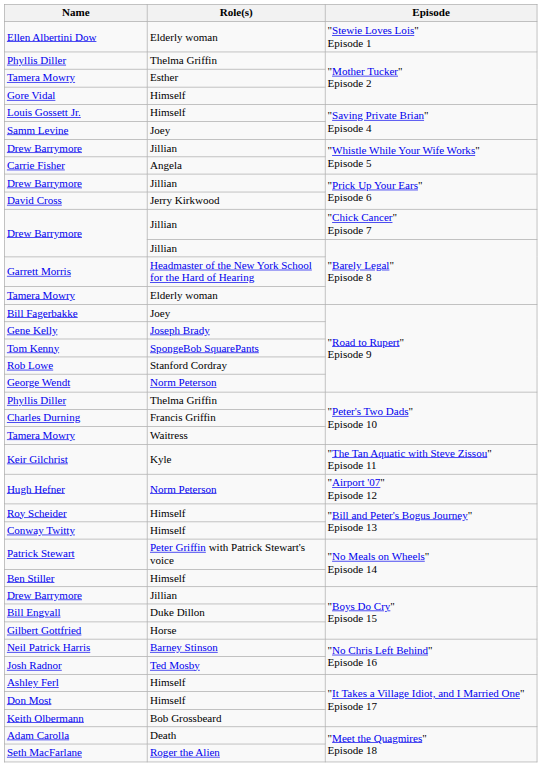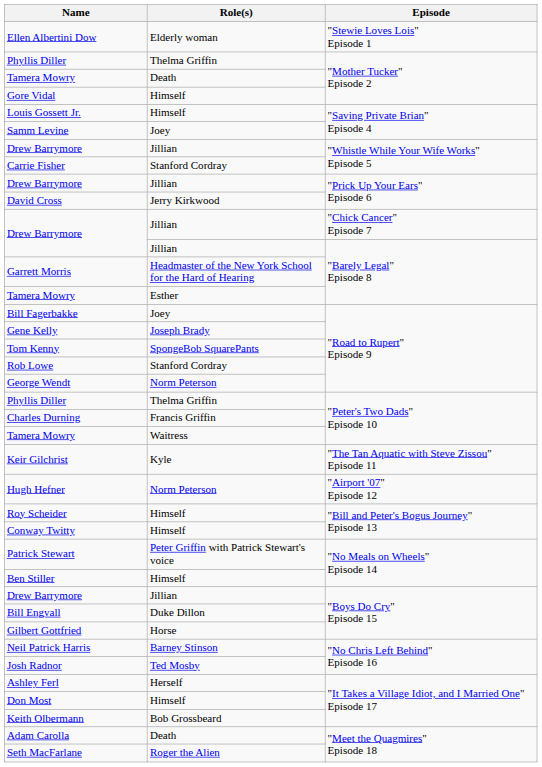(164, 78) Esther -> (163, 78) Death
(166, 165) Angela -> (188, 165) Stanford Cordray
(184, 295) Elderly woman -> (164, 295) Esther
(168, 683) Himself -> (166, 683) Herself
